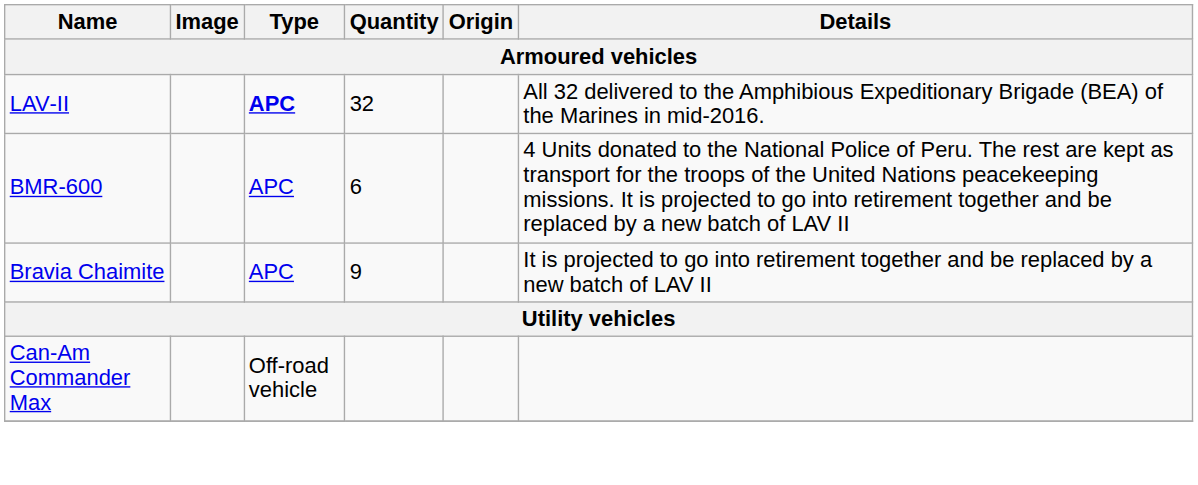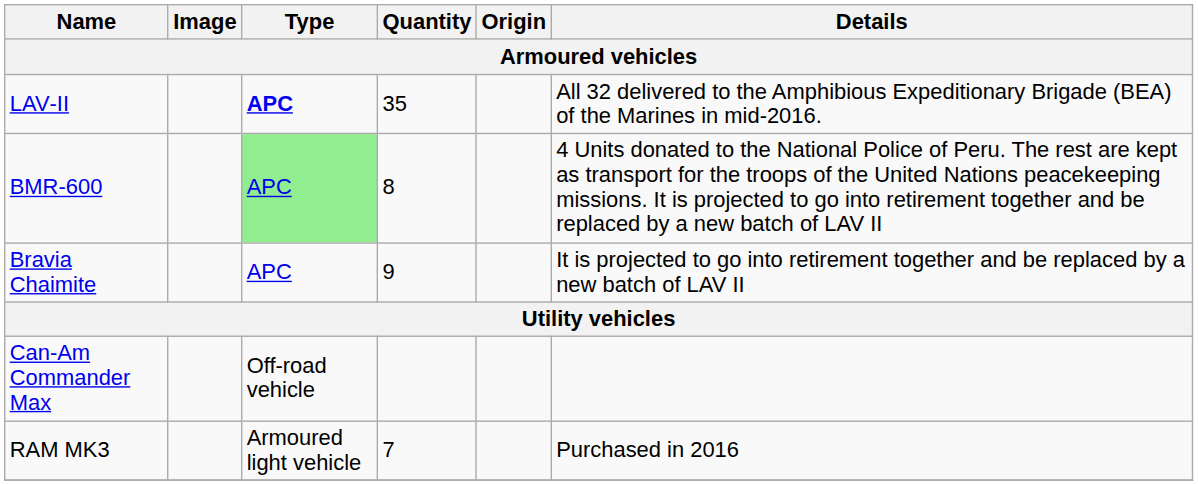(362, 103) 32 -> (395, 103) 35
(271, 187) no background -> (269, 187) lightgreen background
(356, 187) 6 -> (389, 187) 8
+ row: (60, 450)
